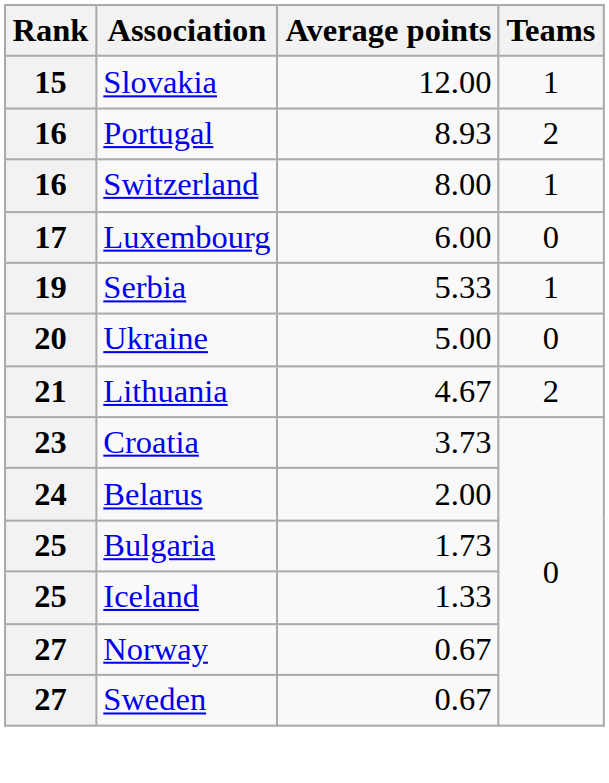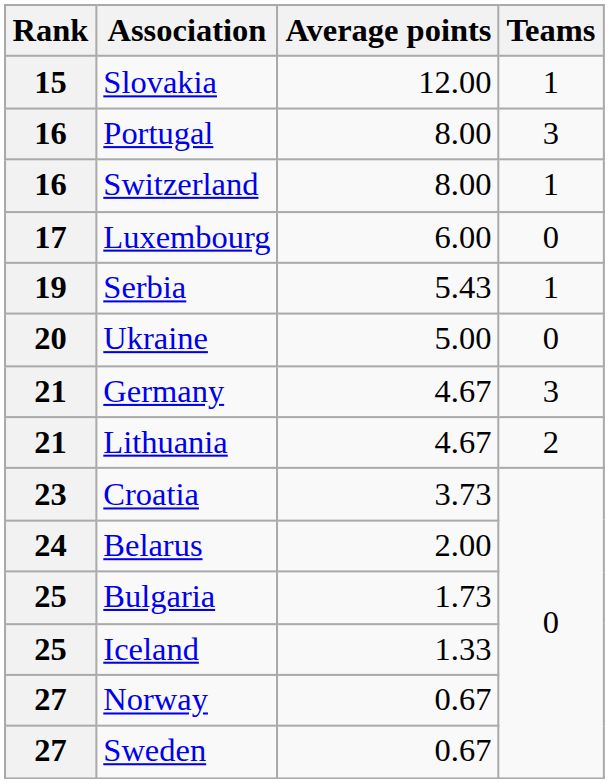(463, 133) 8.93 -> (463, 133) 8.00
(551, 133) 2 -> (551, 133) 3
(463, 287) 5.33 -> (463, 287) 5.43
+ row: (164, 390)
